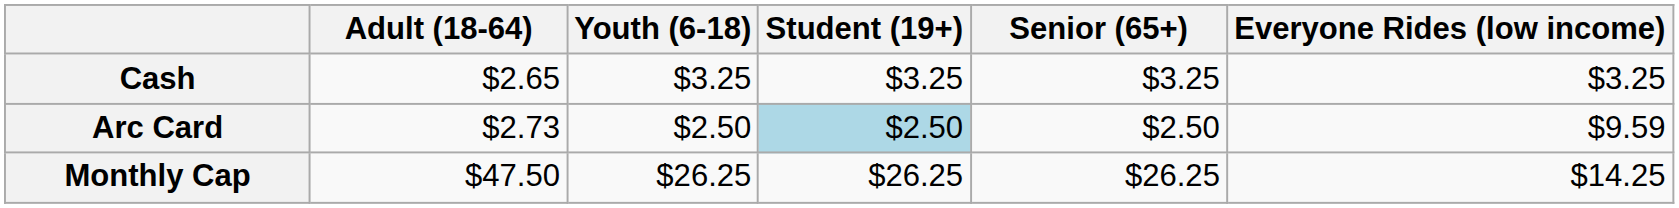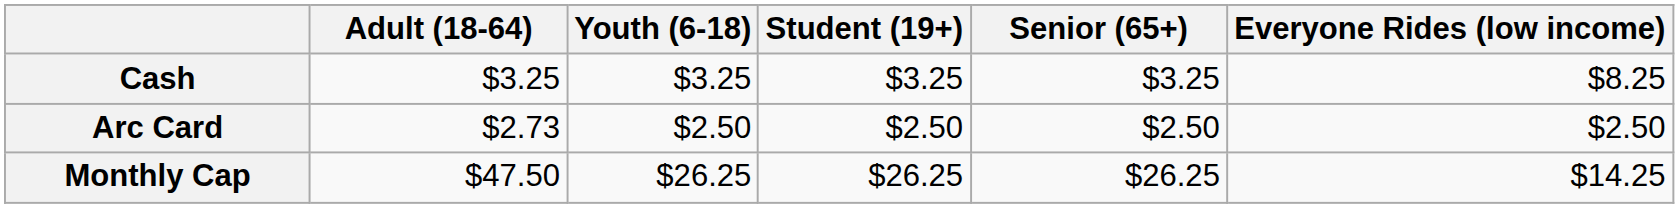(521, 78) $2.65 -> (521, 78) $3.25
(1627, 78) $3.25 -> (1627, 78) $8.25
(924, 127) lightblue background -> (924, 127) no background
(1627, 127) $9.59 -> (1627, 127) $2.50
